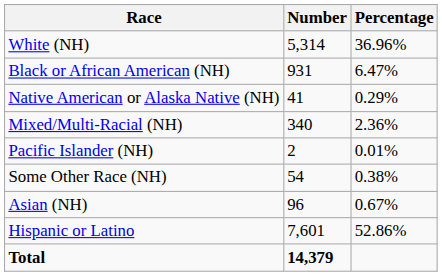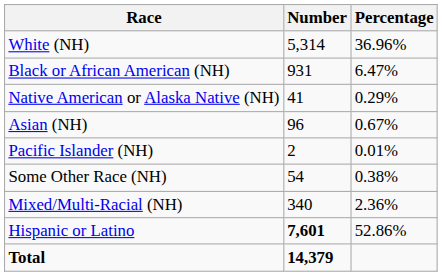rows swapped: (48, 204) <-> (95, 124)
(306, 230) normal -> (306, 230) bold
